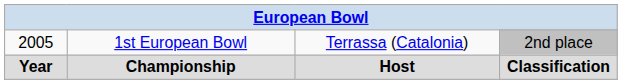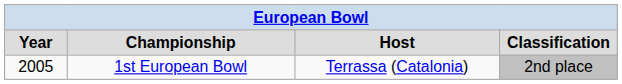rows swapped: (36, 68) <-> (36, 42)
